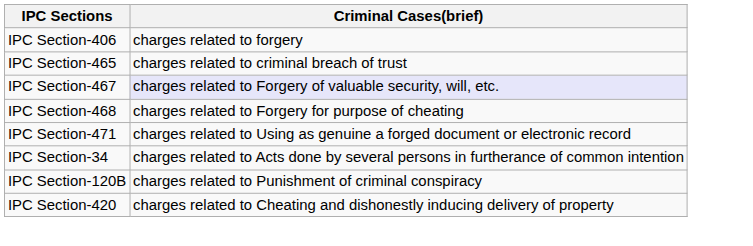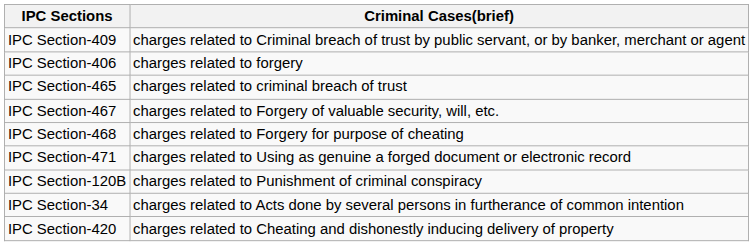+ row: (62, 39)
(316, 87) lavender background -> (316, 110) no background
rows swapped: (58, 157) <-> (67, 181)
